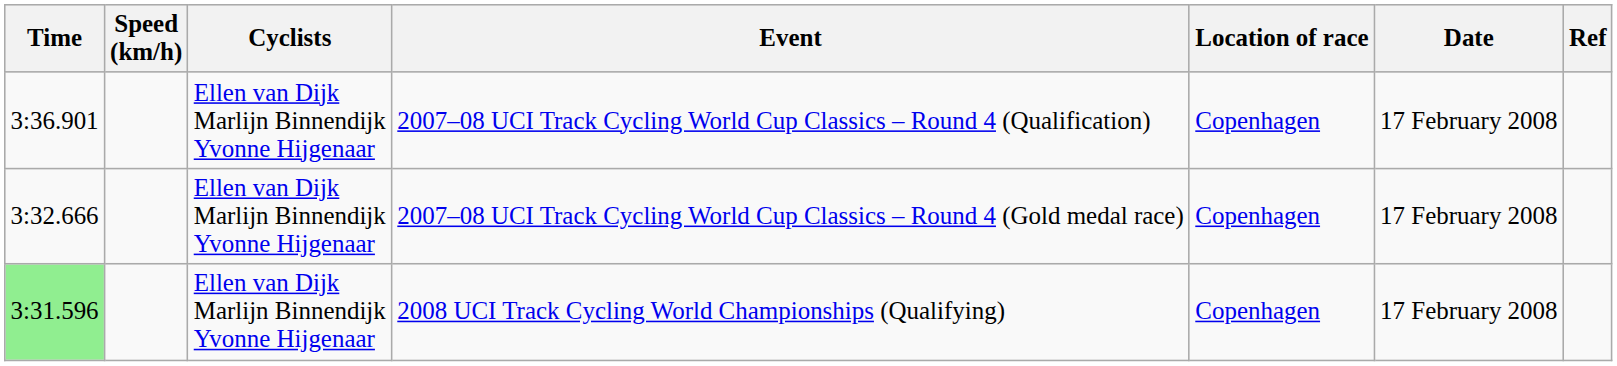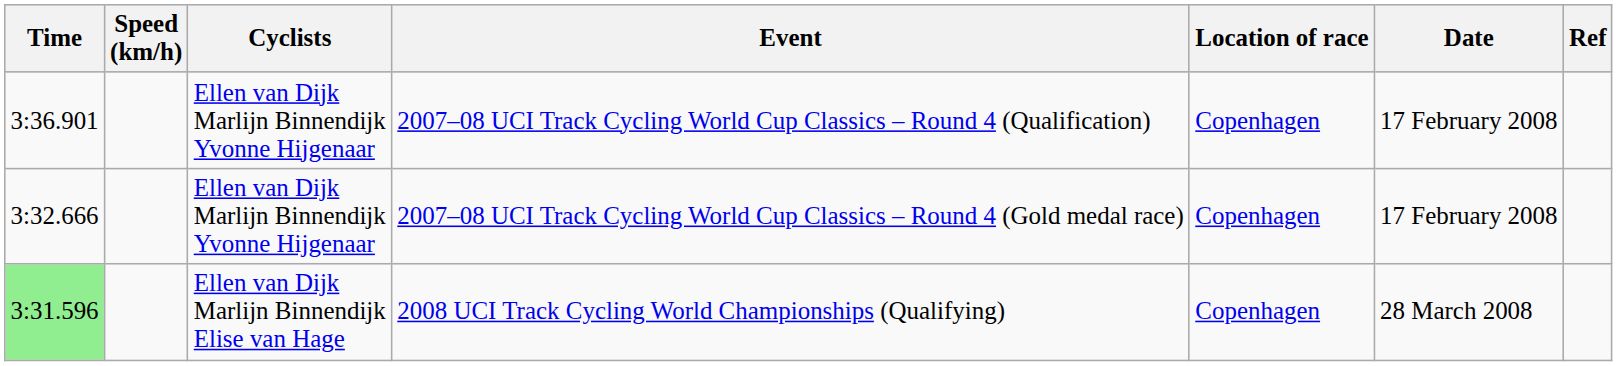(290, 311) Ellen van Dijk Marlijn Binnendijk Yvonne Hijgenaar -> (290, 311) Ellen van Dijk Marlijn Binnendijk Elise van Hage
(1469, 311) 17 February 2008 -> (1456, 311) 28 March 2008
